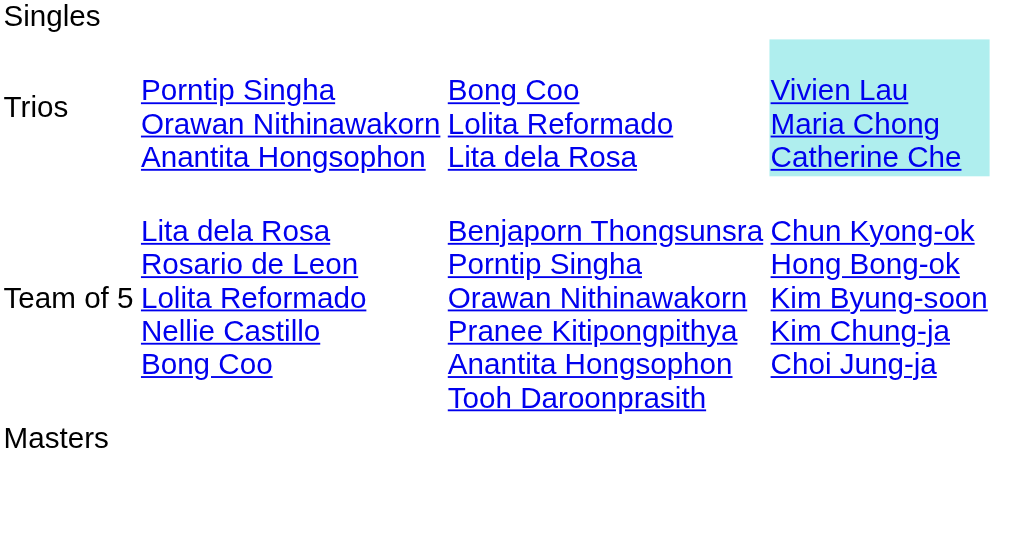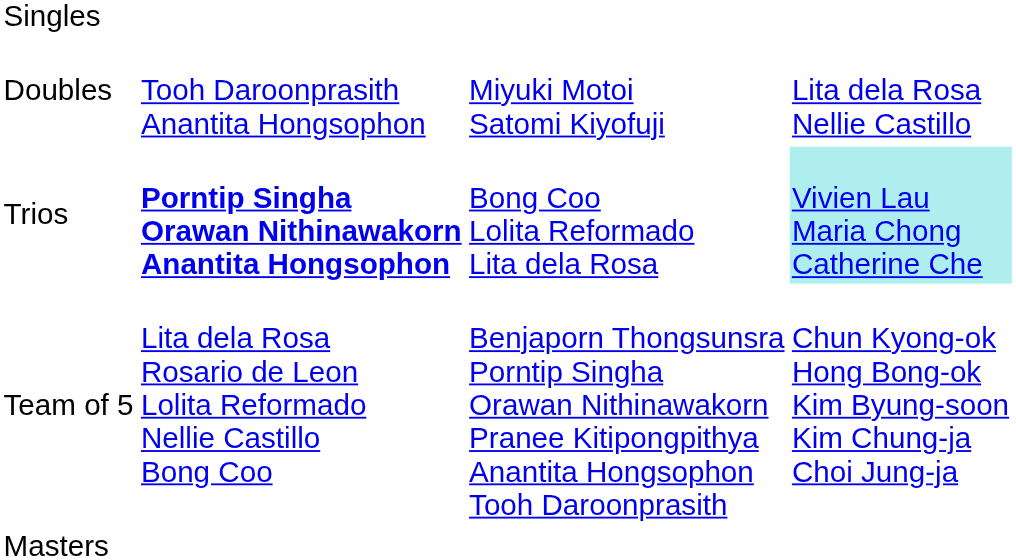+ row: (58, 90)
(291, 124) normal -> (301, 231) bold
